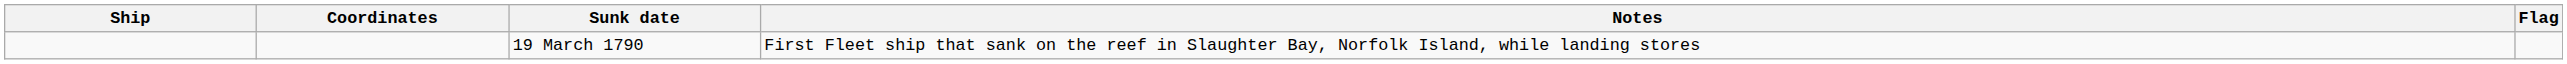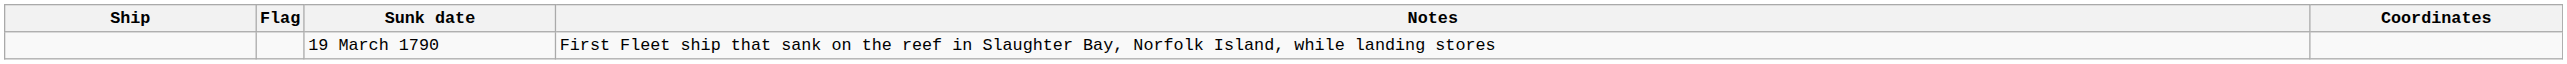columns swapped: (2539, 18) <-> (382, 18)
